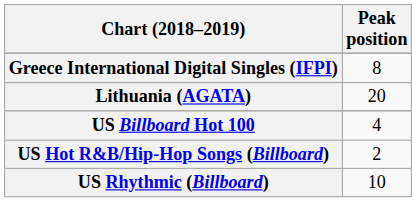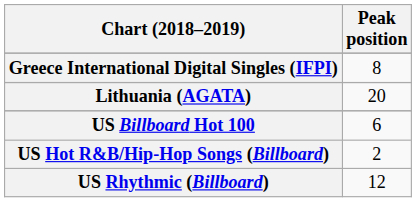(377, 125) 4 -> (377, 125) 6
(377, 182) 10 -> (377, 182) 12
